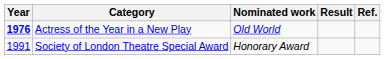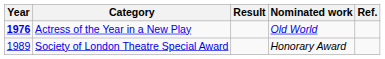columns swapped: (274, 12) <-> (336, 12)
(19, 46) 1991 -> (19, 46) 1989
